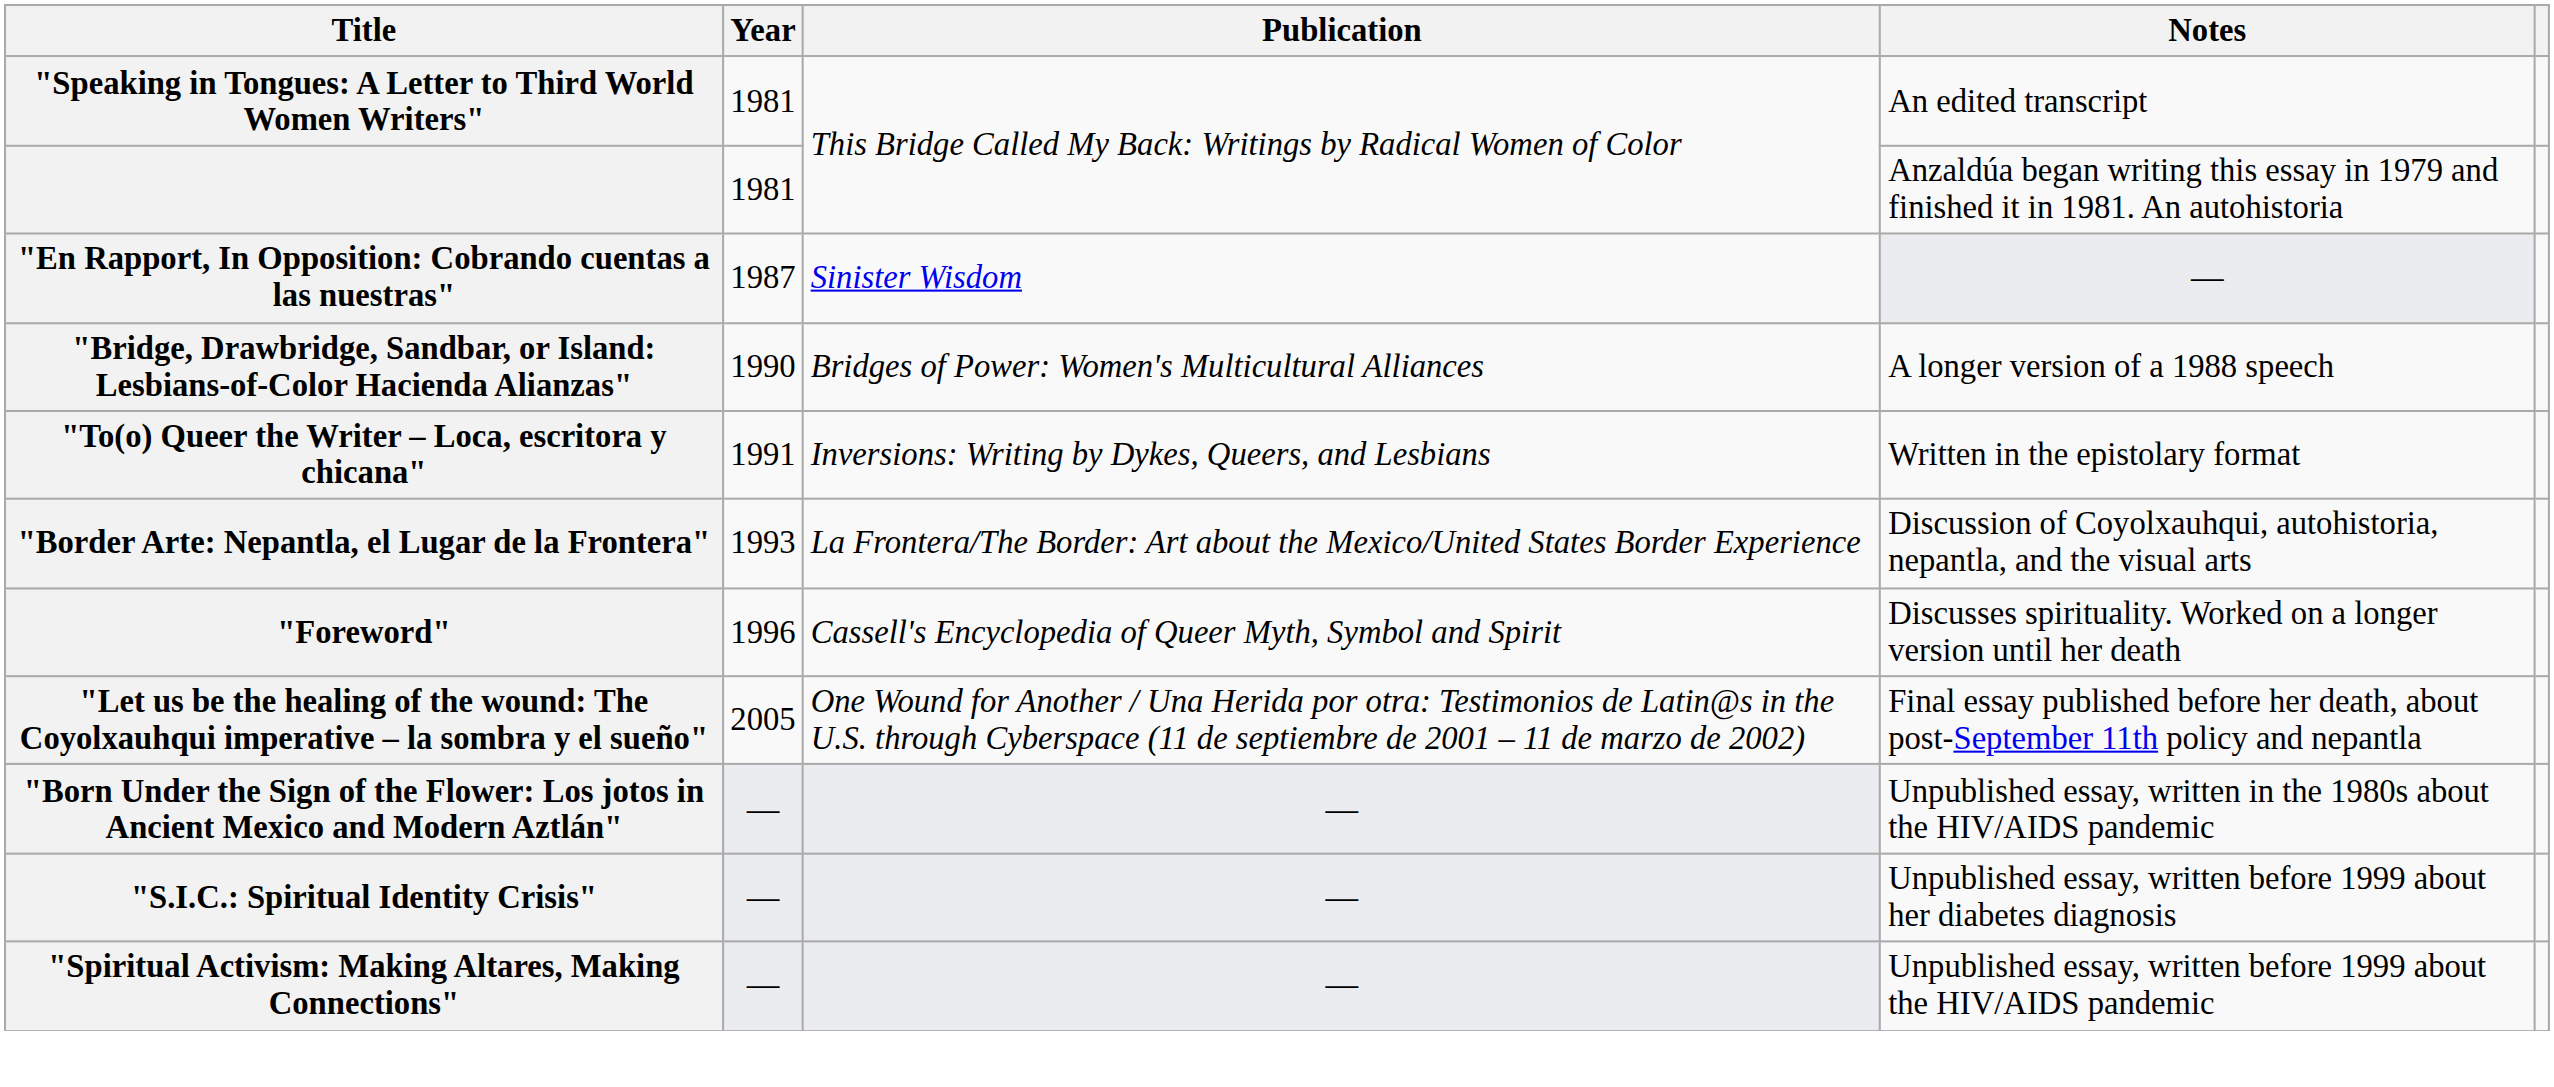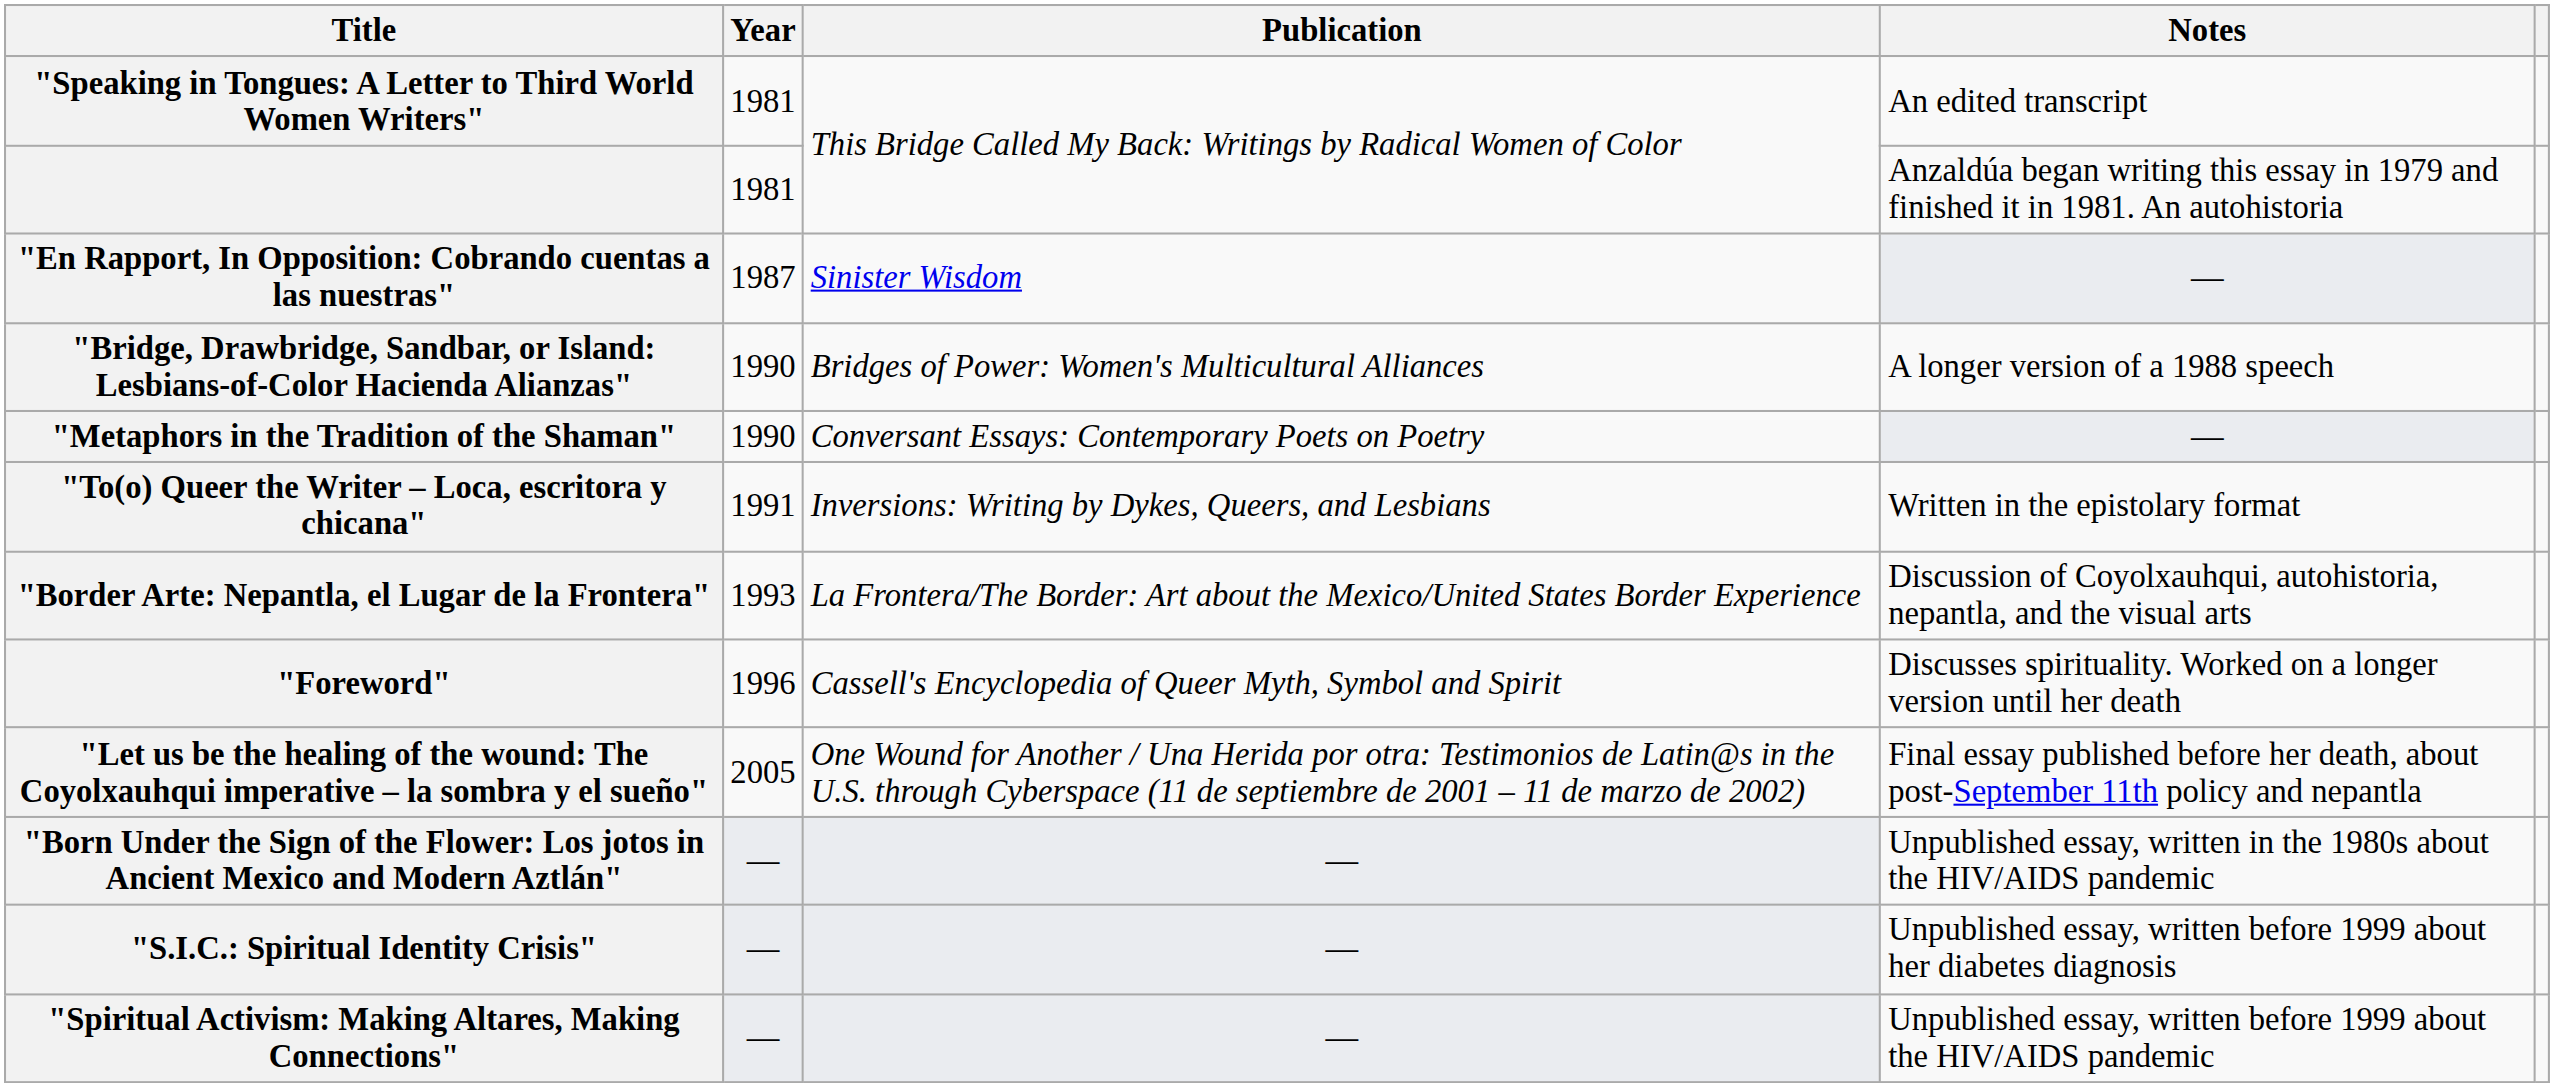+ row: (364, 436)
